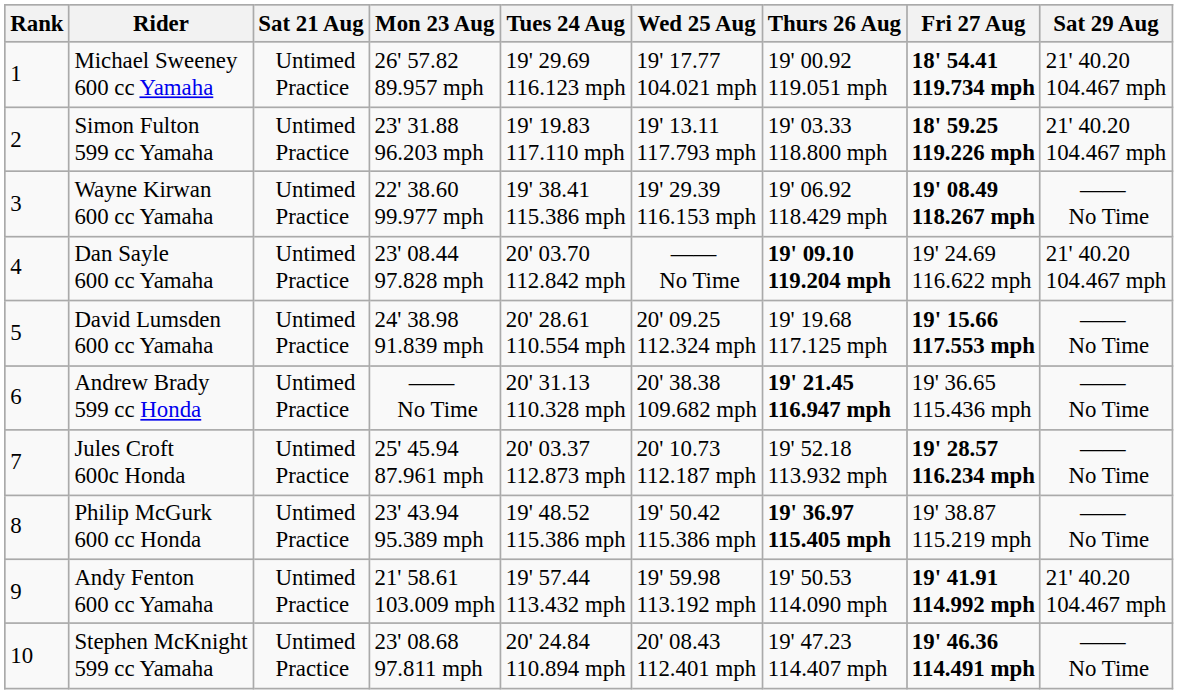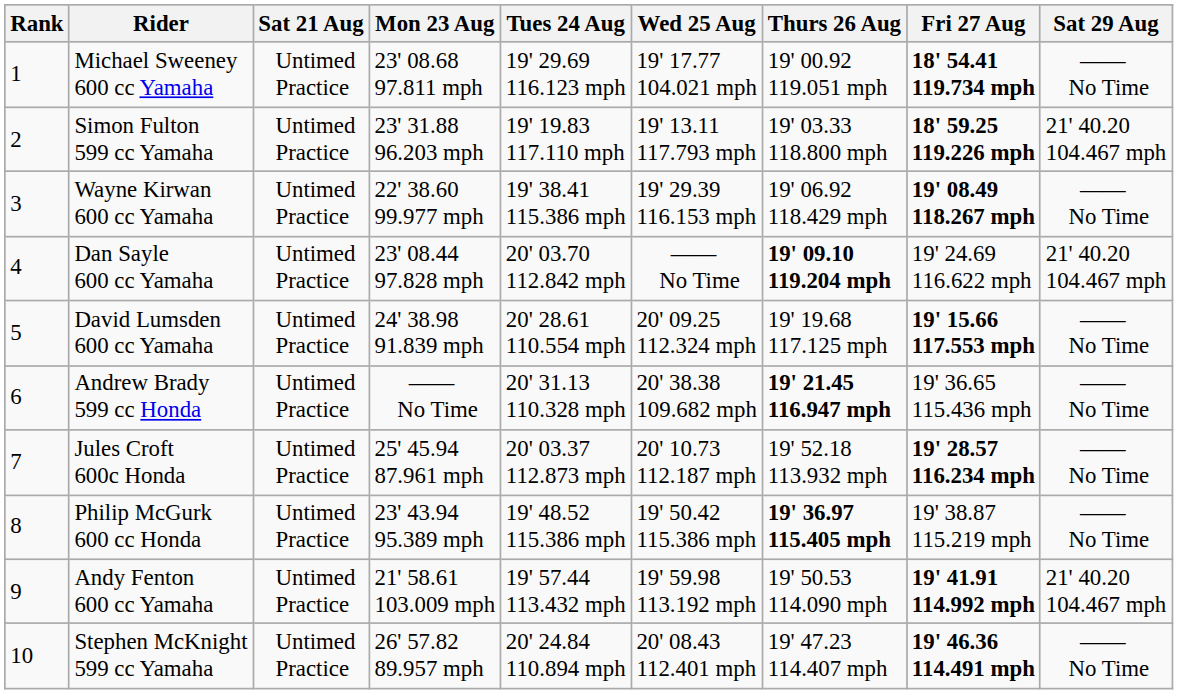(429, 74) 26' 57.82 89.957 mph -> (429, 74) 23' 08.68 97.811 mph
(1106, 74) 21' 40.20 104.467 mph -> (1097, 74) —— No Time
(429, 655) 23' 08.68 97.811 mph -> (429, 655) 26' 57.82 89.957 mph
